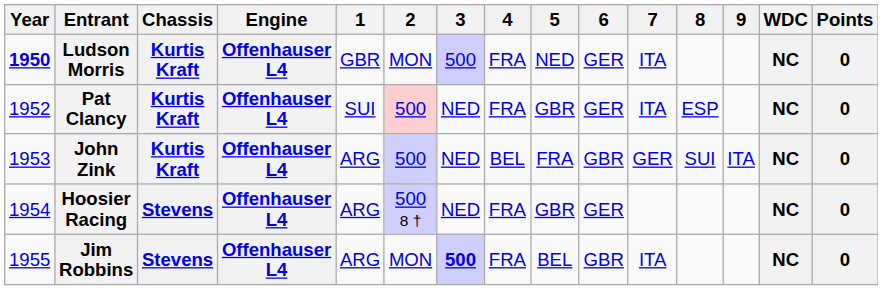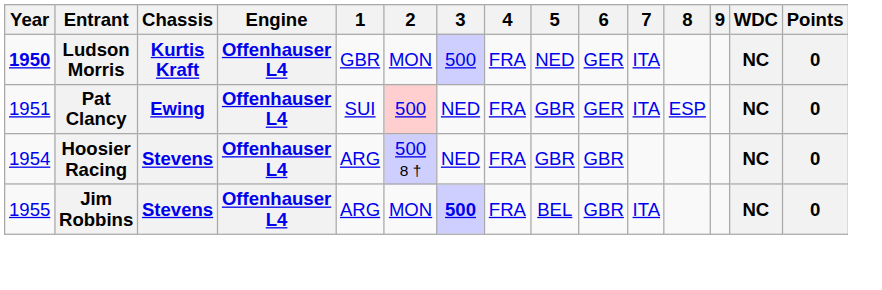(30, 109) 1952 -> (30, 109) 1951
(178, 109) Kurtis Kraft -> (178, 109) Ewing
- row: (96, 159)
(604, 209) GER -> (604, 159) GBR
